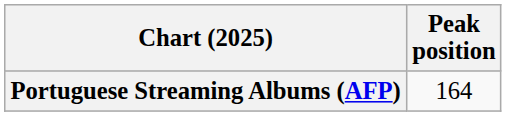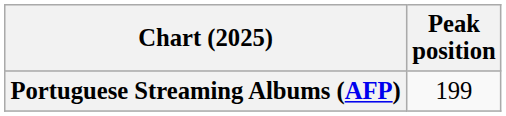(454, 90) 164 -> (454, 90) 199
